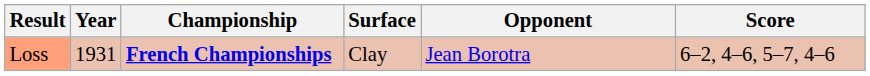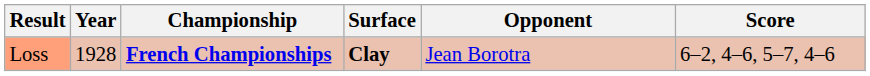(96, 53) 1931 -> (96, 53) 1928
(368, 53) normal -> (369, 53) bold
